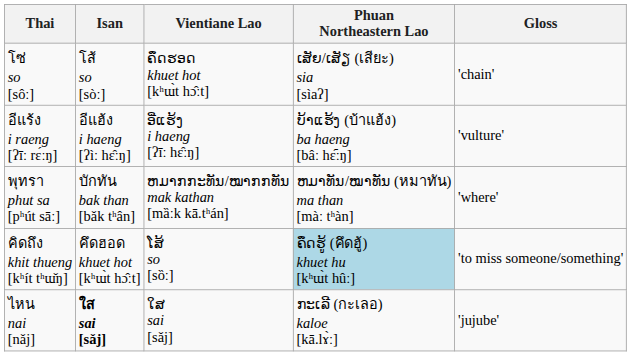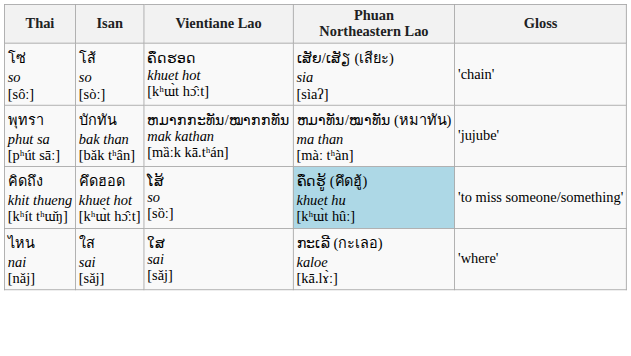- row: (33, 137)
(478, 197) 'where' -> (479, 135) 'jujube'
(92, 322) bold -> (92, 260) normal
(479, 320) 'jujube' -> (478, 258) 'where'
